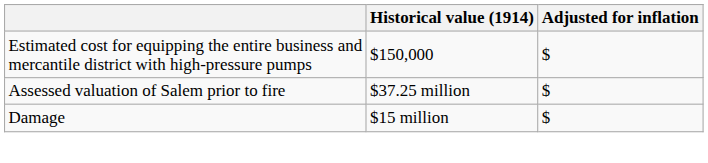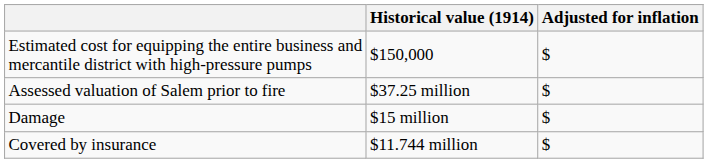+ row: (82, 144)
